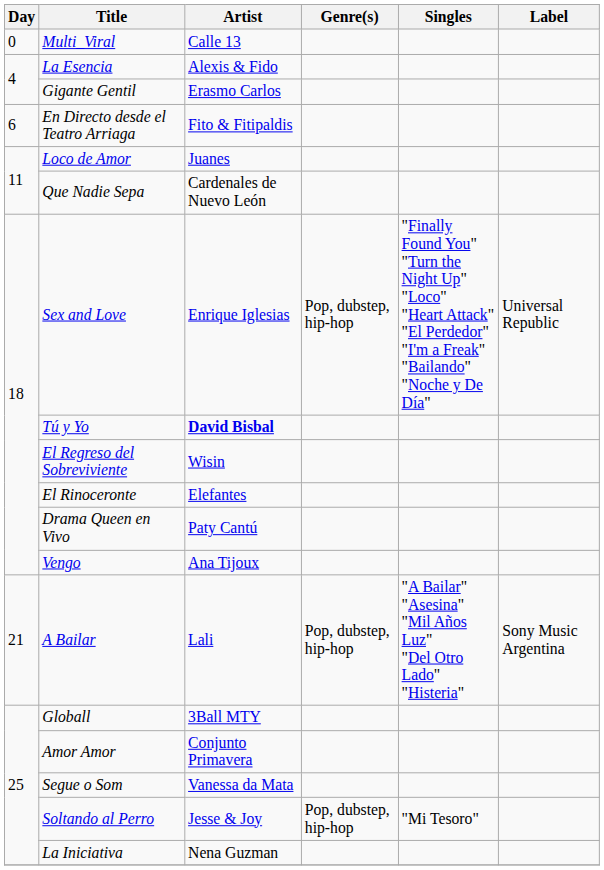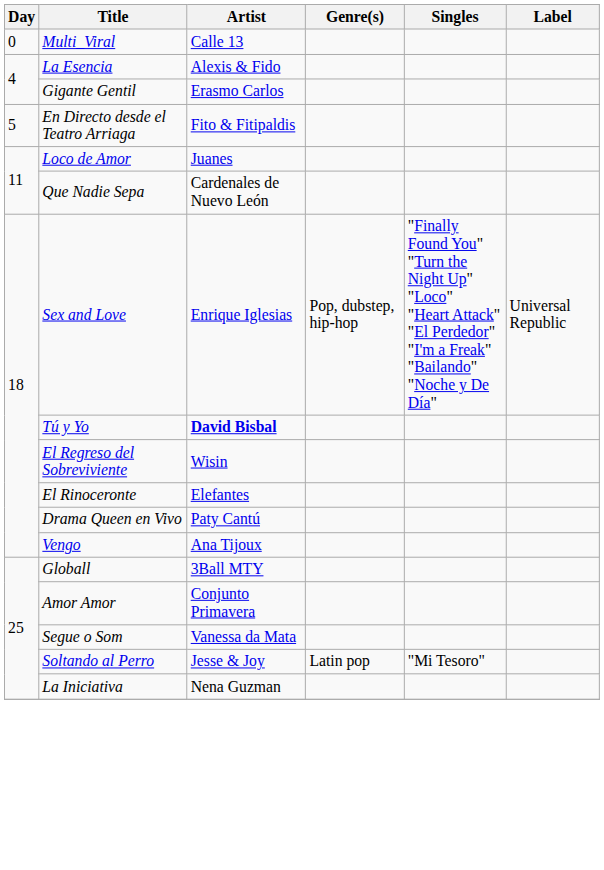(12, 125) 6 -> (12, 125) 5
- row: (69, 640)
(347, 818) Pop, dubstep, hip-hop -> (340, 661) Latin pop
